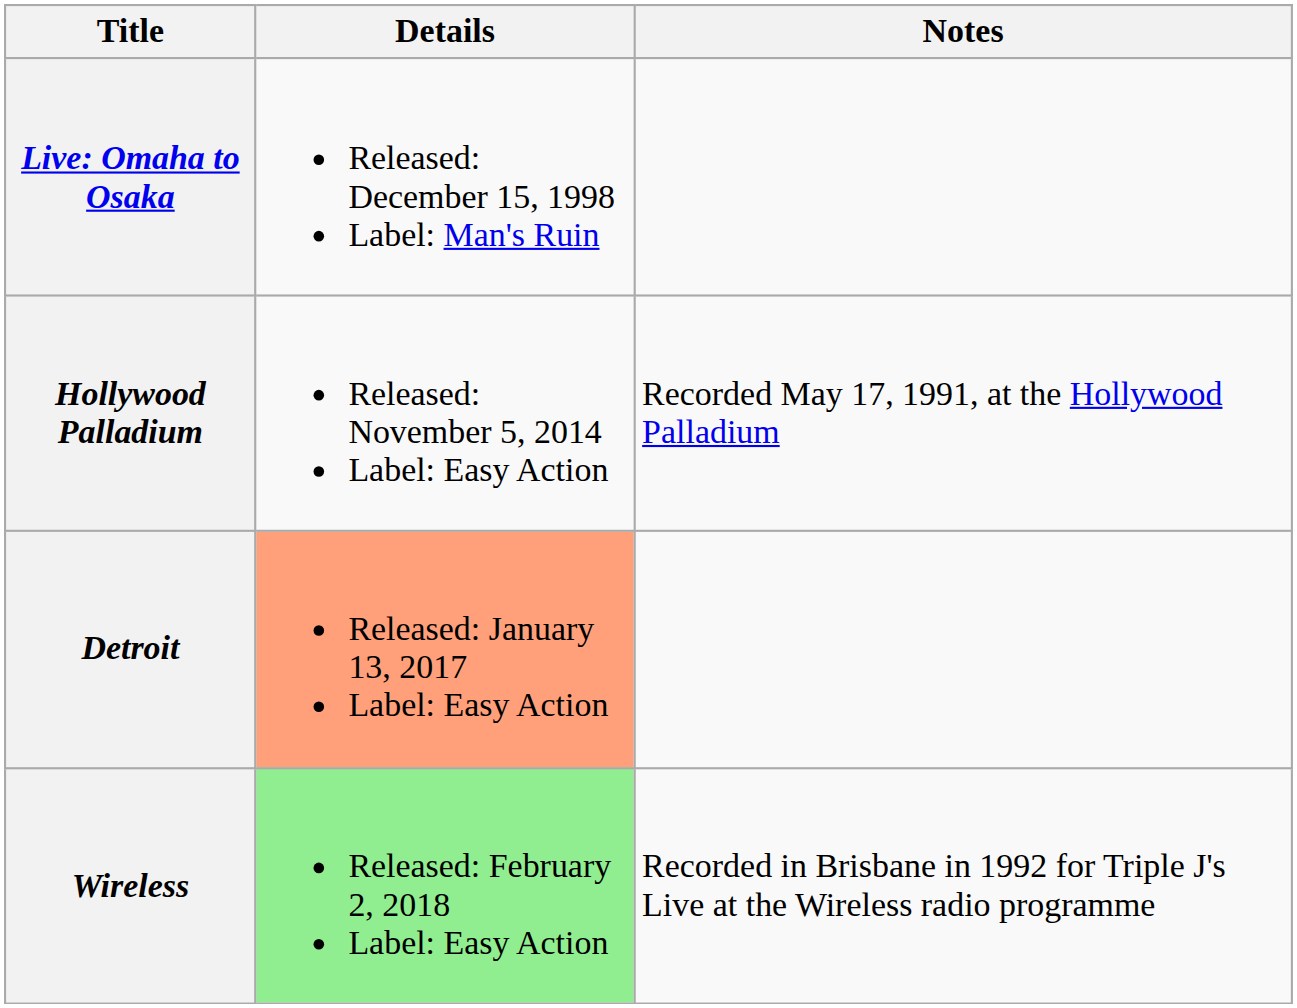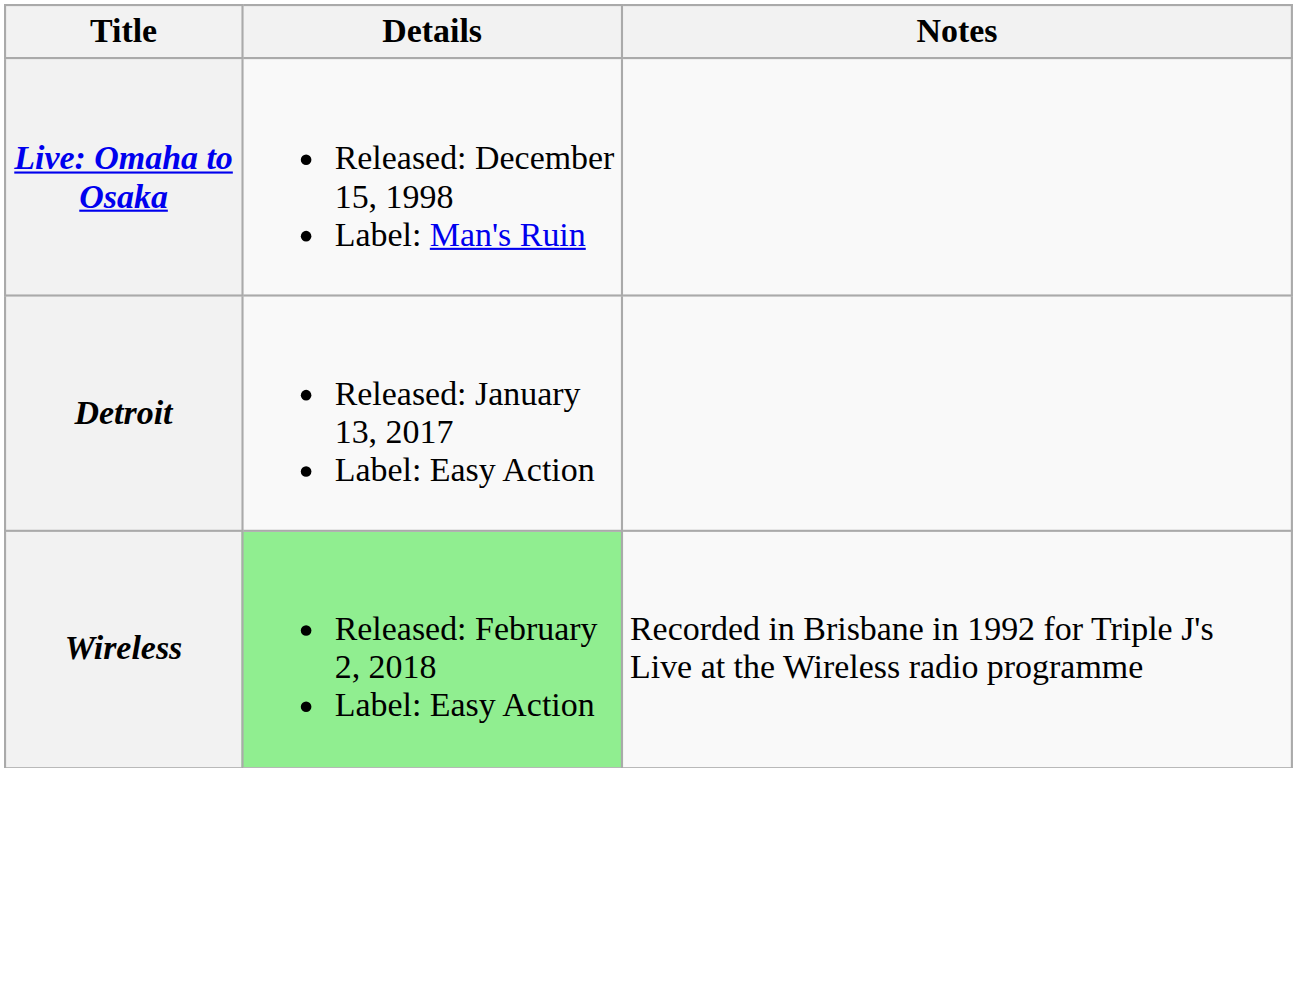- row: (130, 412)
(445, 668) lightsalmon background -> (432, 432) no background
